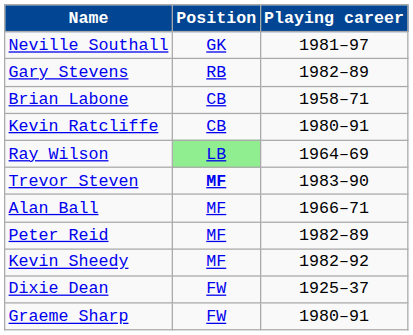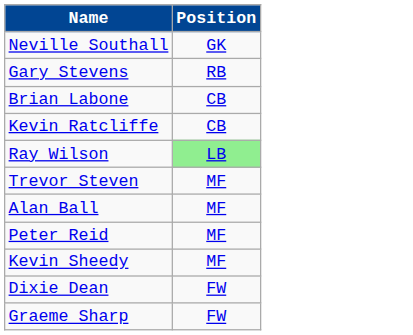- column: (334, 18)
(216, 181) bold -> (216, 181) normal
